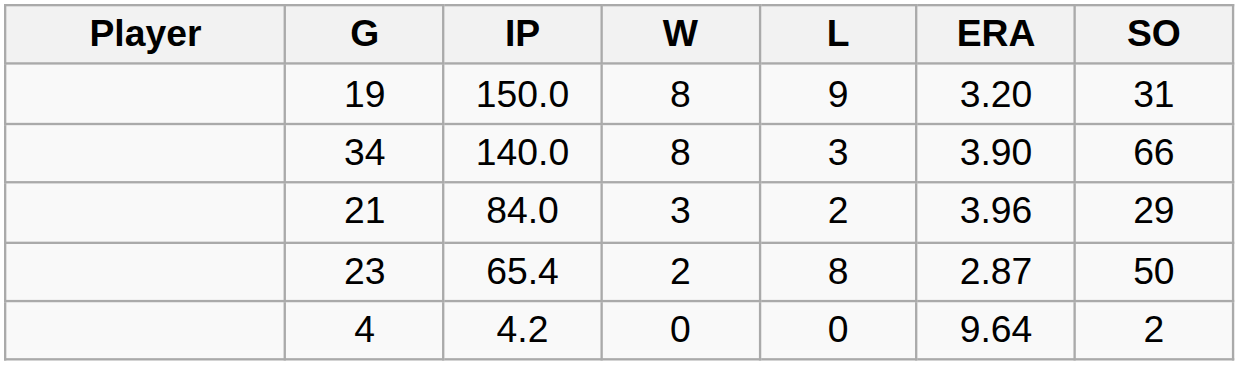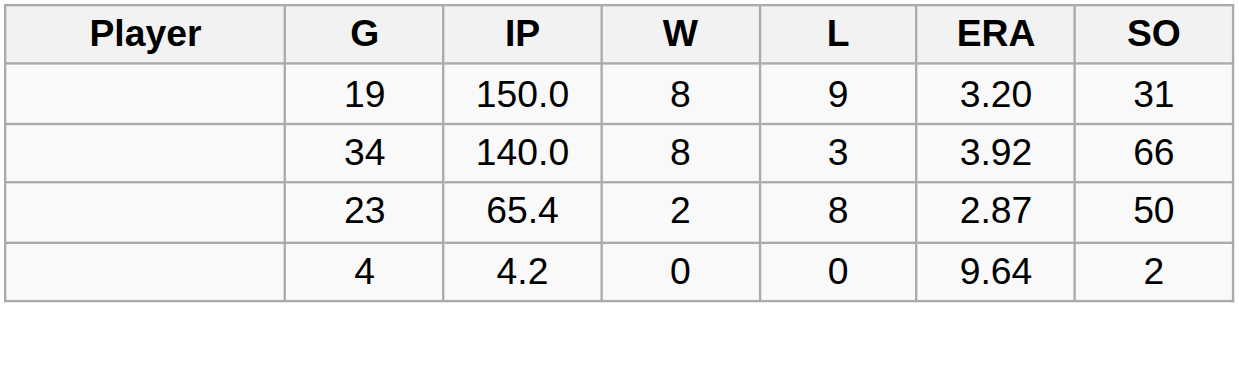(996, 152) 3.90 -> (996, 152) 3.92
- row: (365, 211)
